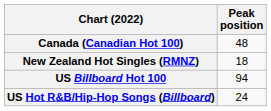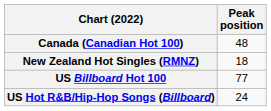(242, 79) 94 -> (242, 79) 77
